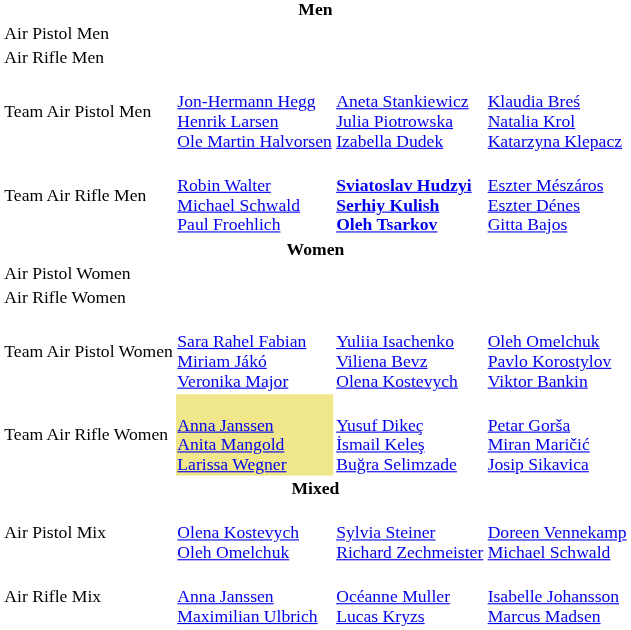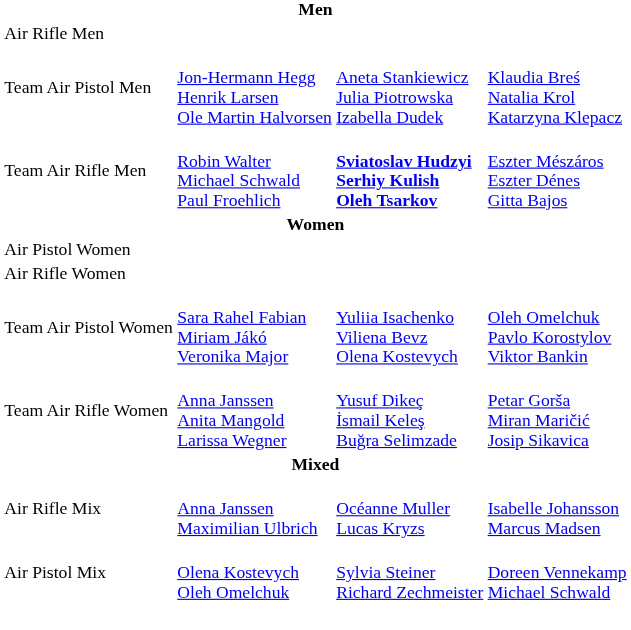- row: (57, 33)
(232, 444) khaki background -> (232, 420) no background
rows swapped: (55, 532) <-> (53, 596)
